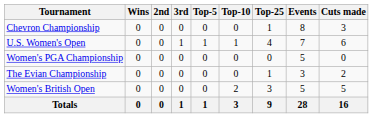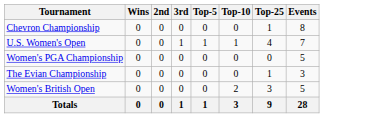- column: (343, 12)
